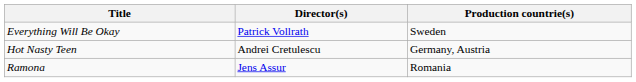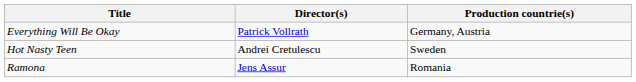(428, 31) Sweden -> (450, 31) Germany, Austria
(450, 49) Germany, Austria -> (428, 49) Sweden
